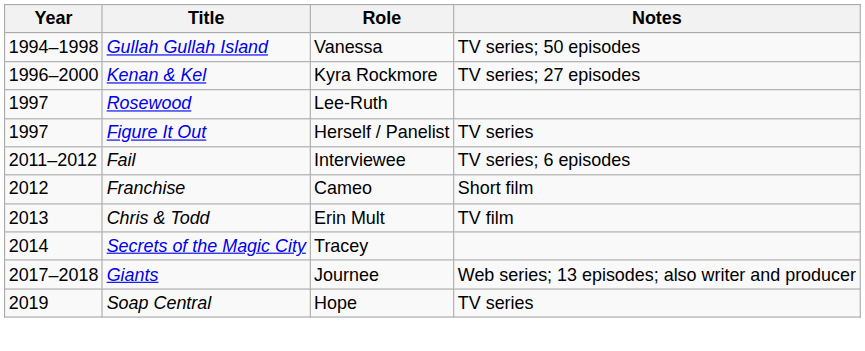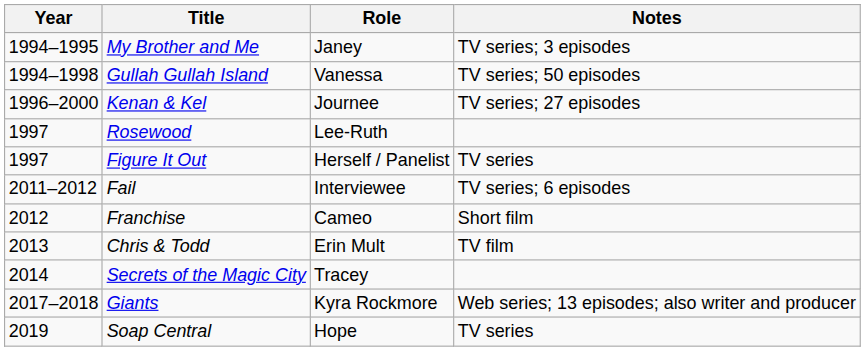+ row: (183, 47)
(376, 75) Kyra Rockmore -> (346, 103) Journee
(346, 274) Journee -> (376, 302) Kyra Rockmore
